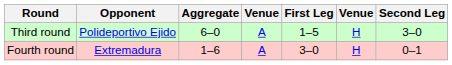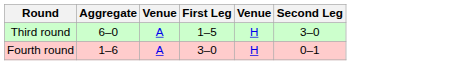- column: (128, 13)
